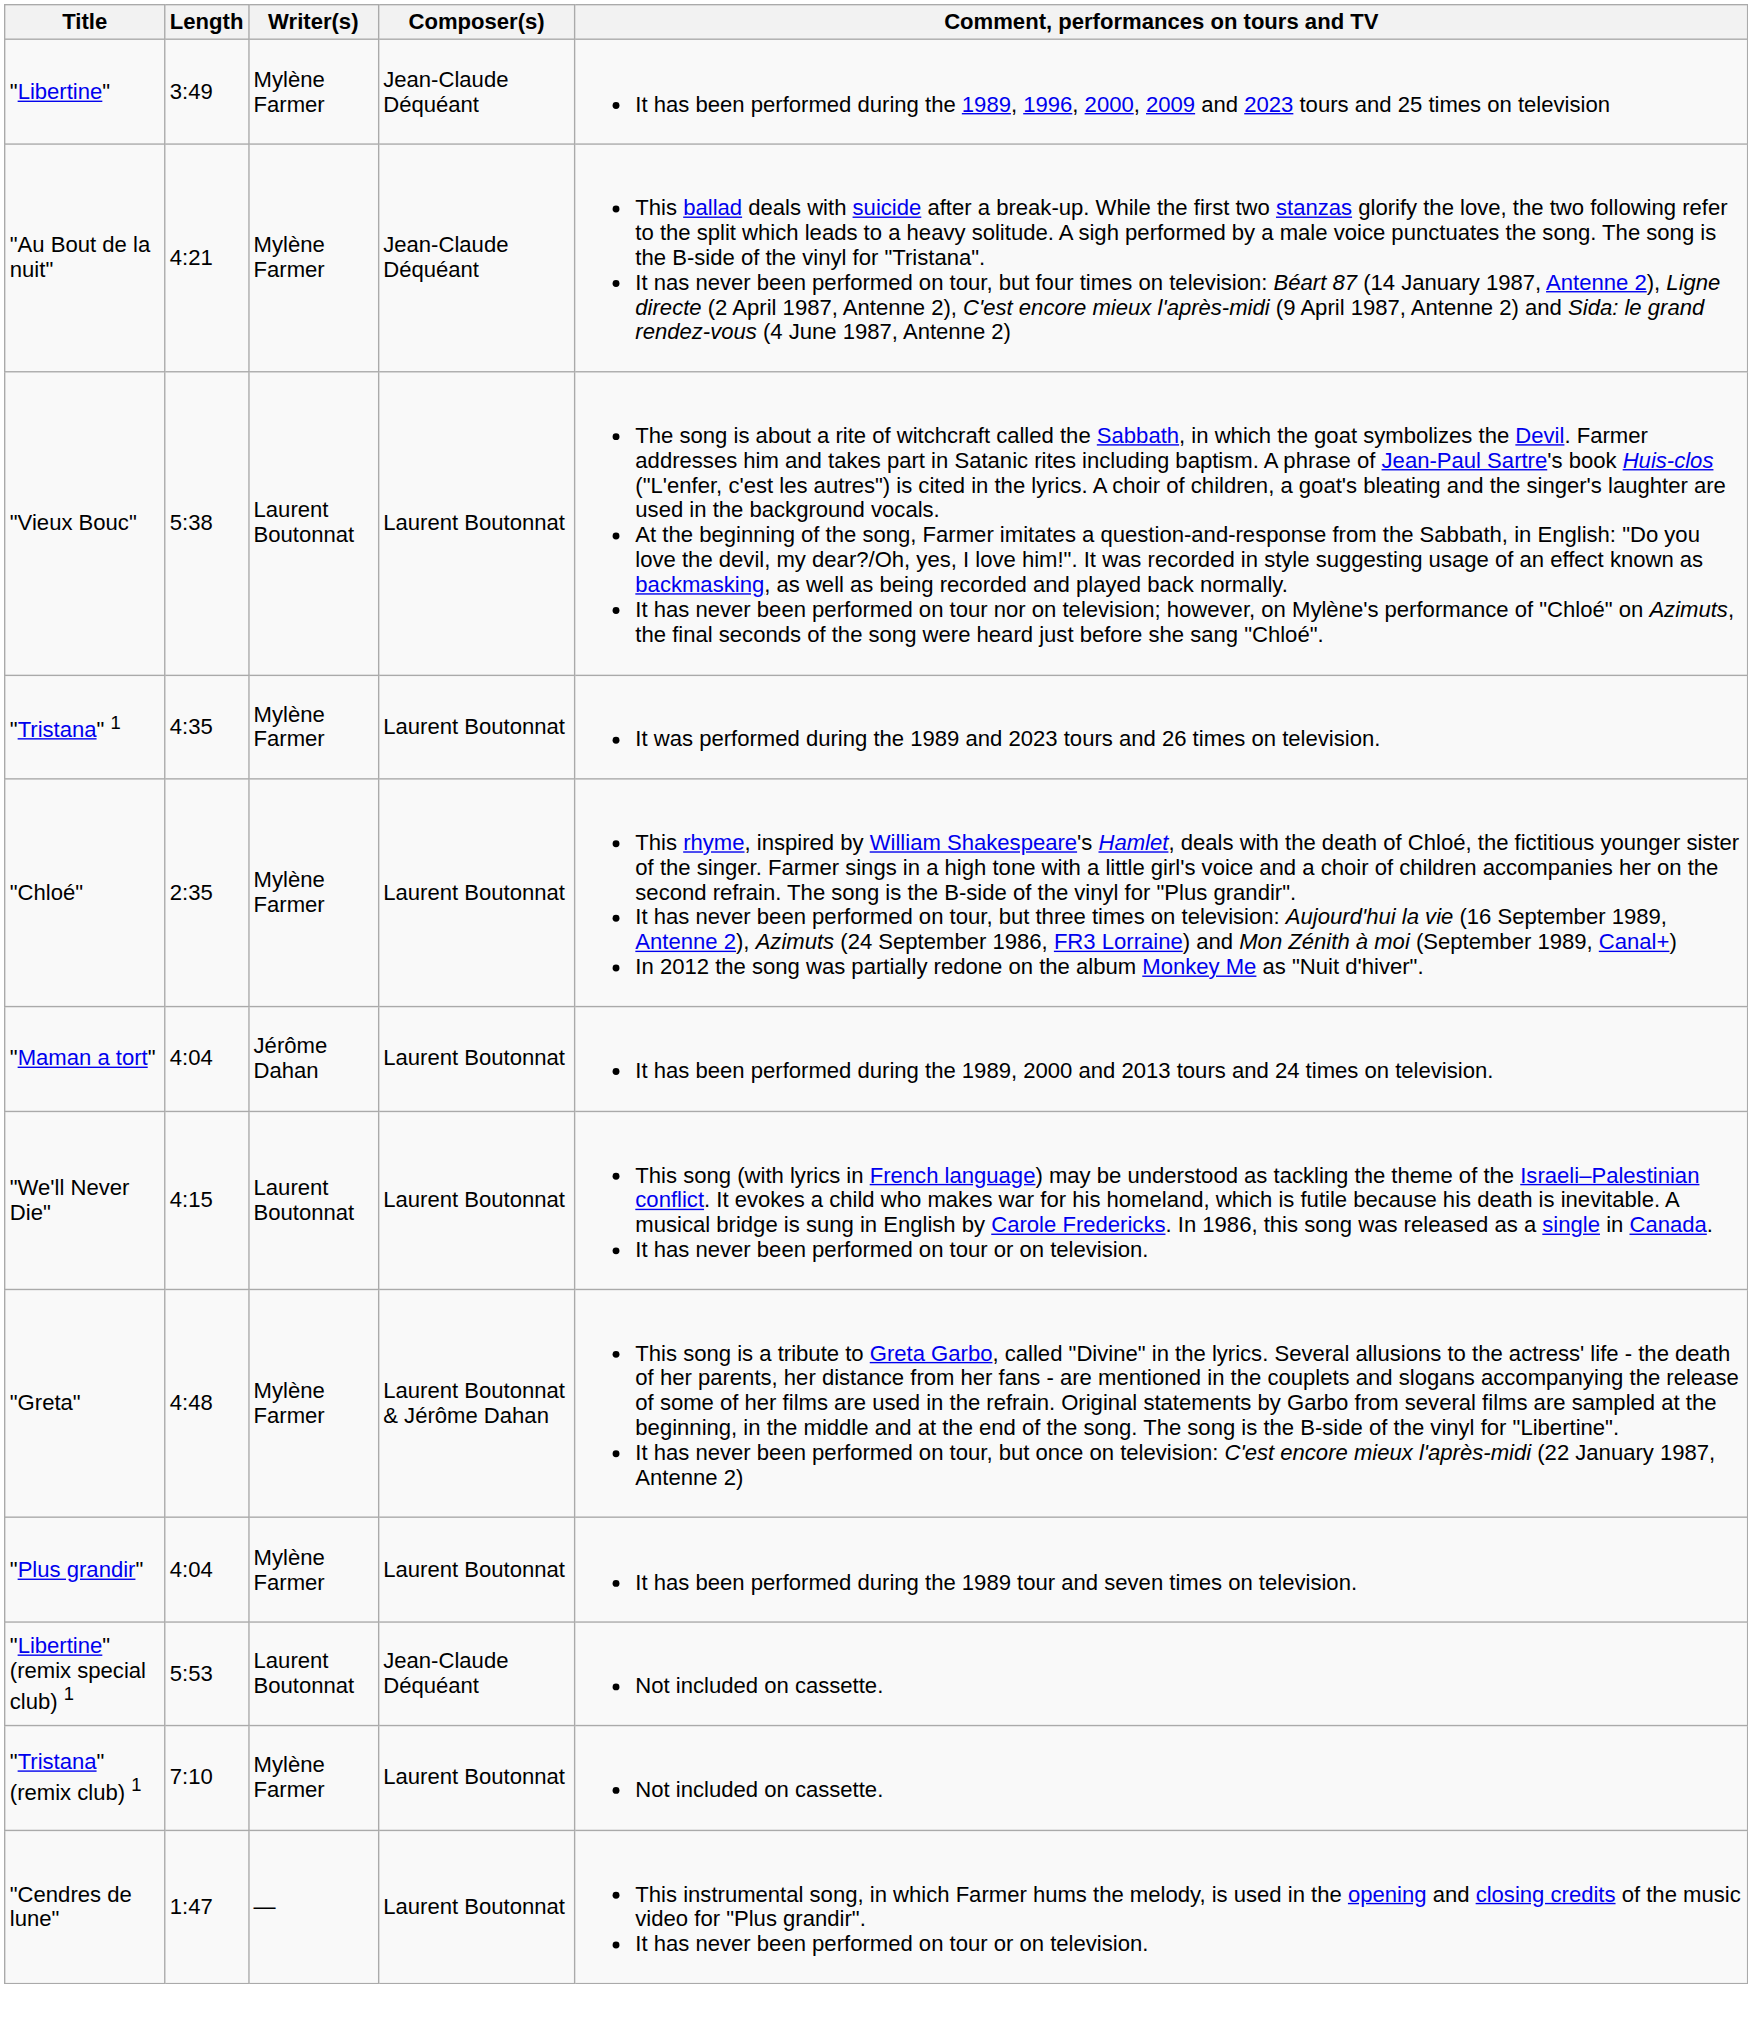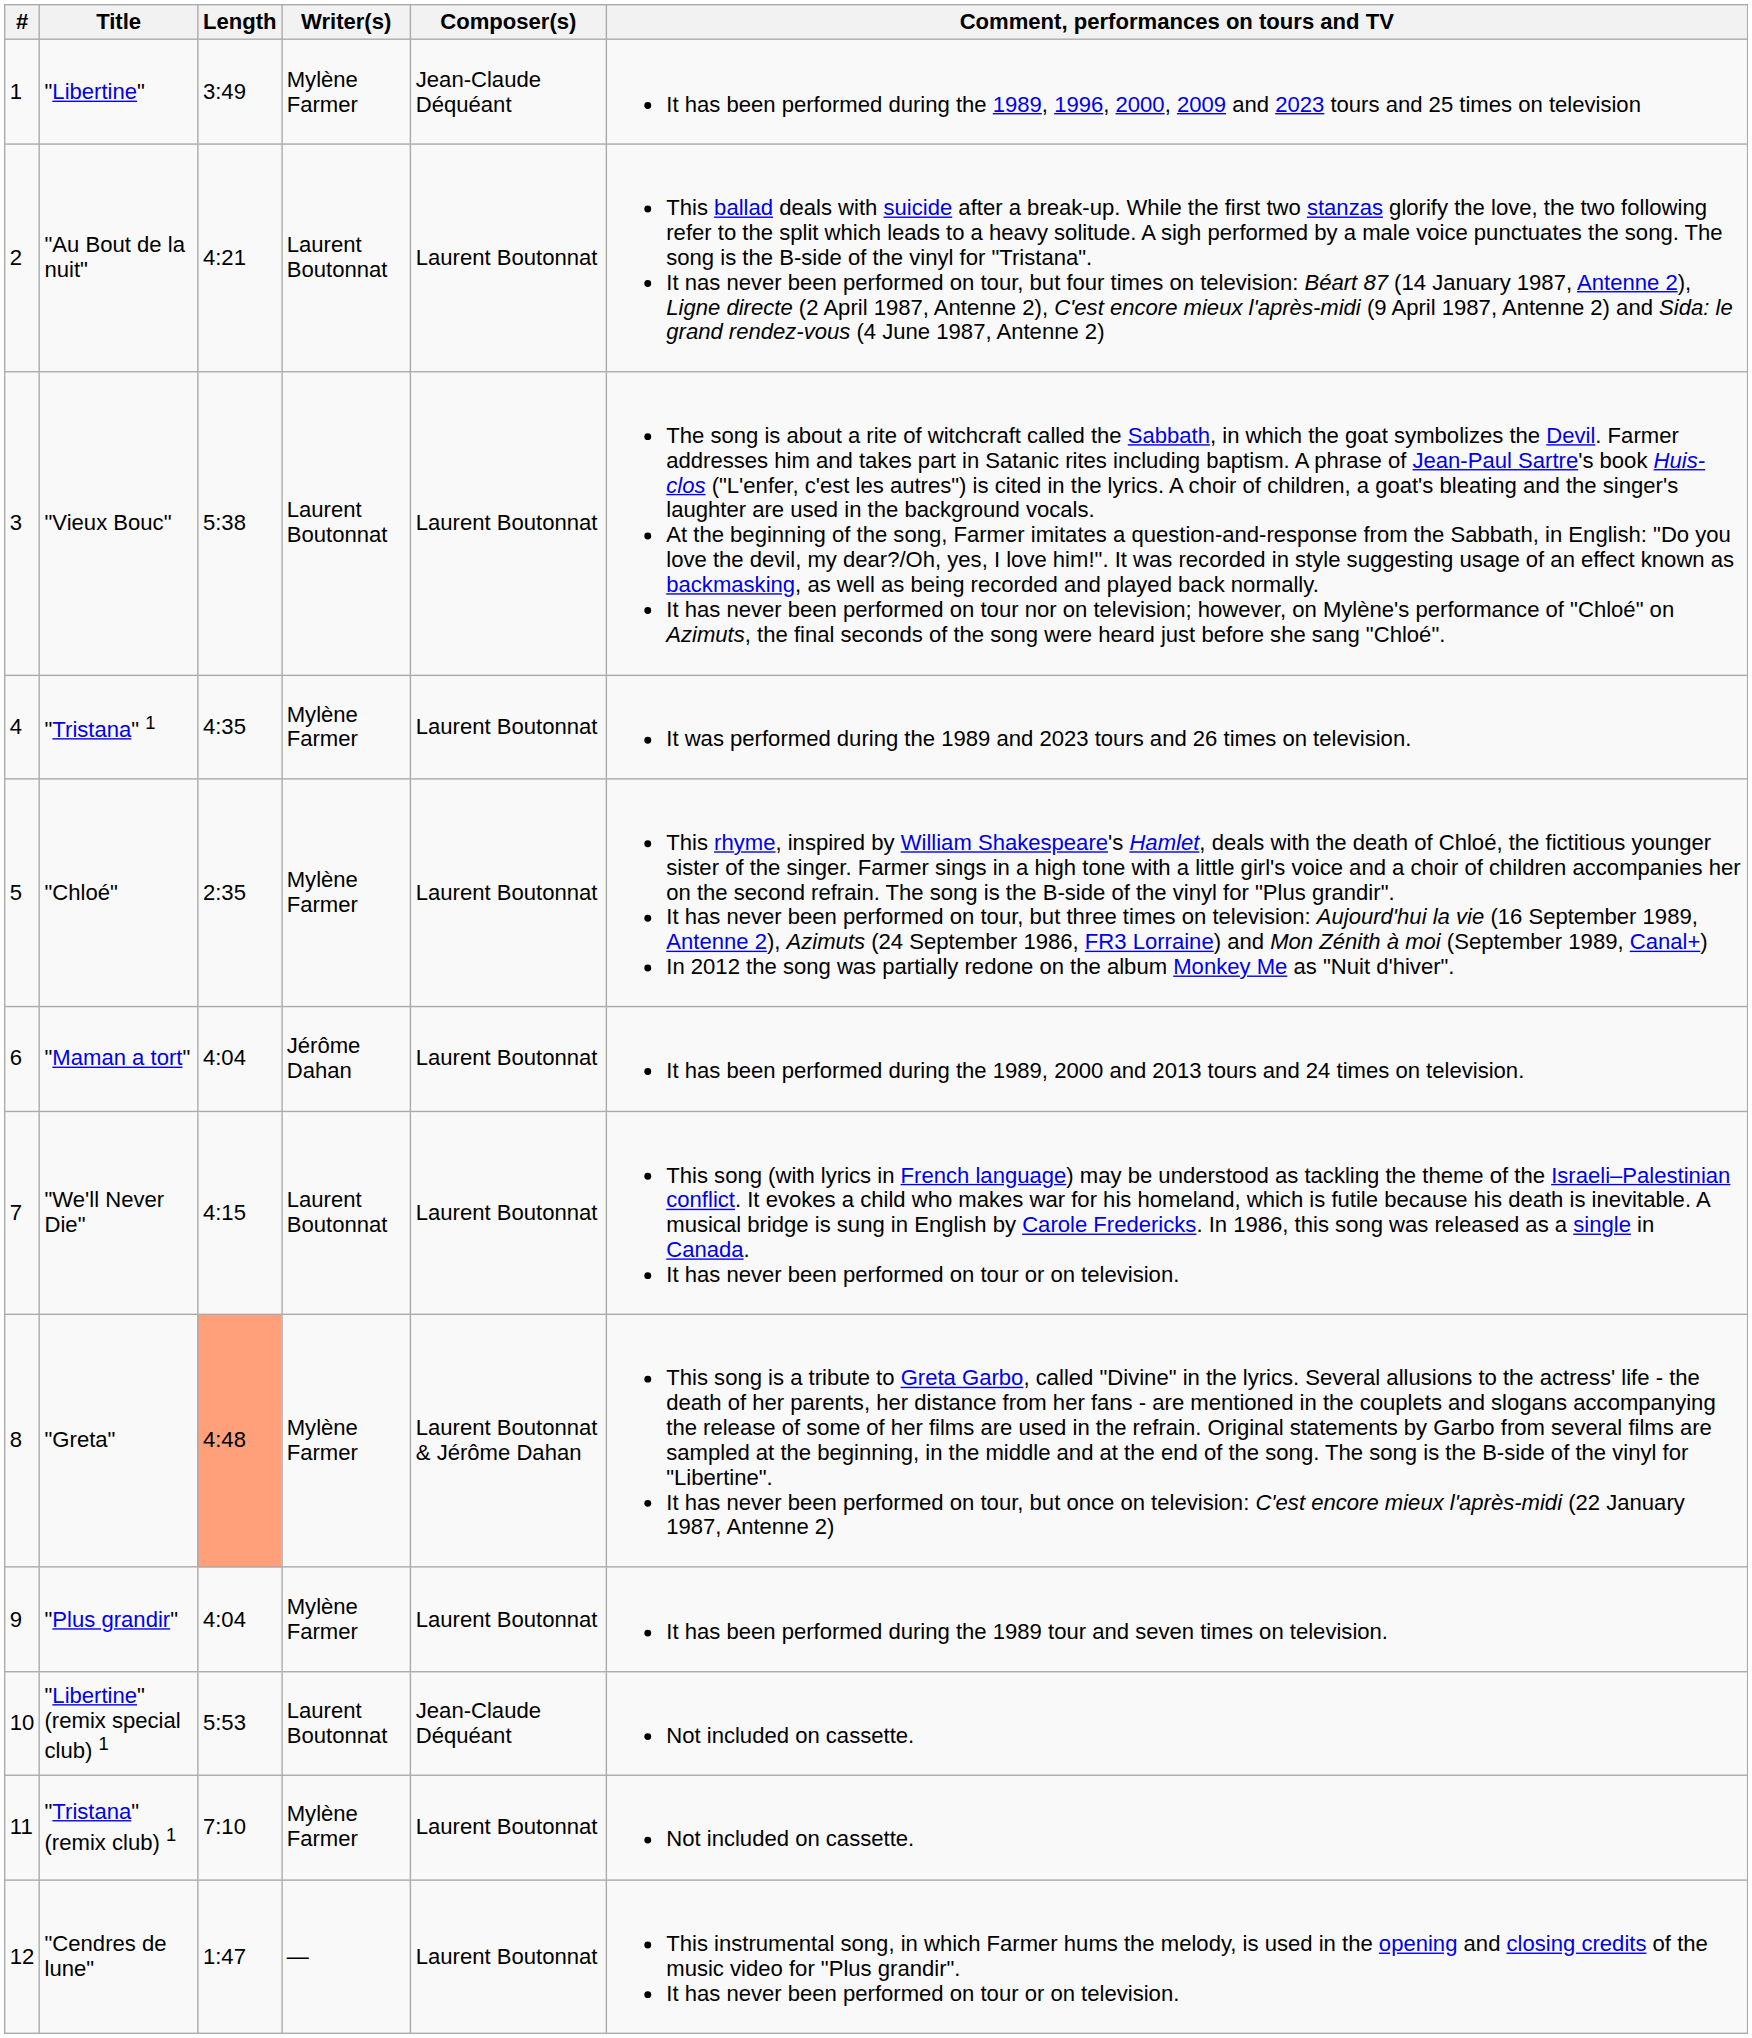+ column: (22, 22)
(289, 257) Mylène Farmer -> (337, 257) Laurent Boutonnat
(446, 257) Jean-Claude Déquéant -> (507, 257) Laurent Boutonnat
(191, 1403) no background -> (224, 1440) lightsalmon background
